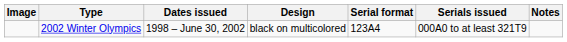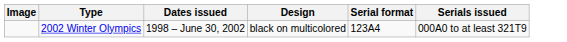- column: (546, 12)
